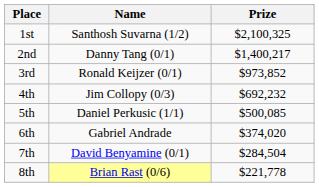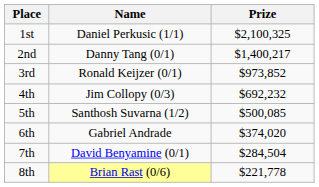(130, 34) Santhosh Suvarna (1/2) -> (130, 34) Daniel Perkusic (1/1)
(130, 113) Daniel Perkusic (1/1) -> (130, 113) Santhosh Suvarna (1/2)
